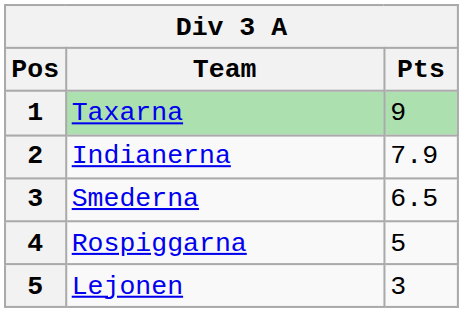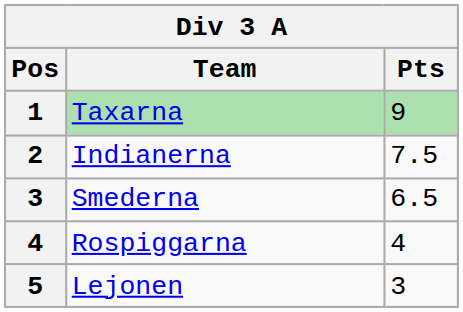(414, 156) 7.9 -> (414, 156) 7.5
(398, 243) 5 -> (398, 243) 4
